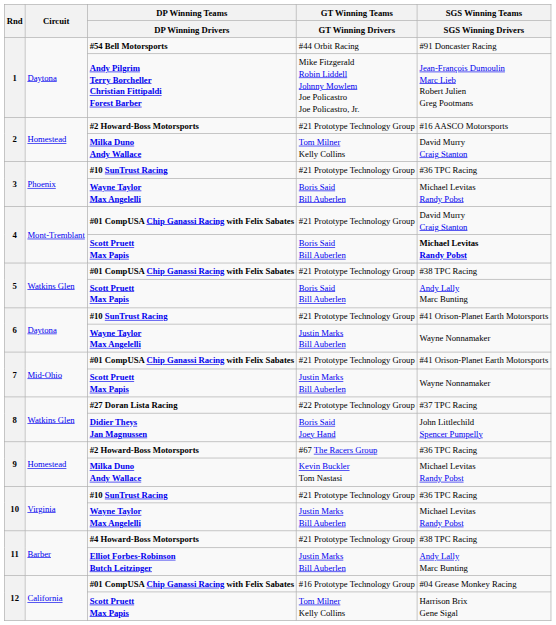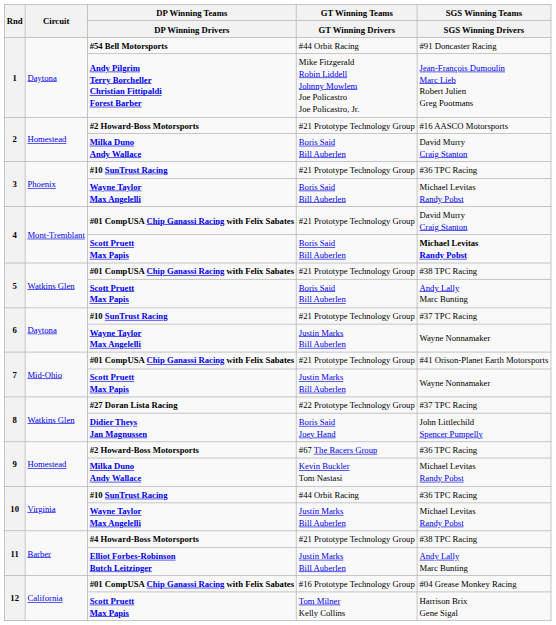(322, 148) Tom Milner Kelly Collins -> (322, 148) Boris Said Bill Auberlen
(484, 316) #41 Orison-Planet Earth Motorsports -> (448, 316) #37 TPC Racing
(357, 495) #21 Prototype Technology Group -> (329, 495) #44 Orbit Racing
